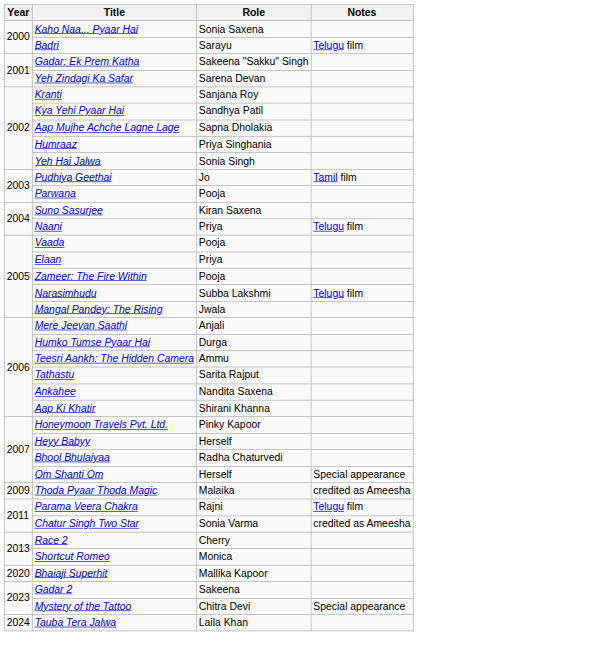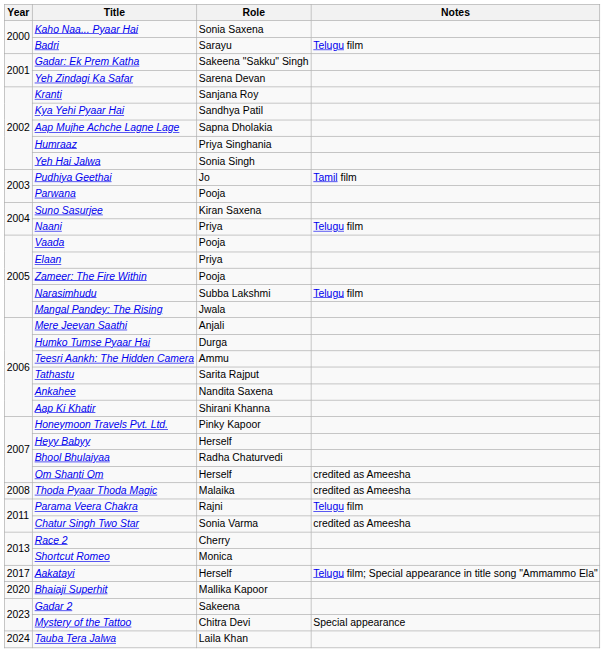(359, 474) Special appearance -> (362, 474) credited as Ameesha
(18, 491) 2009 -> (18, 491) 2008
+ row: (55, 573)
